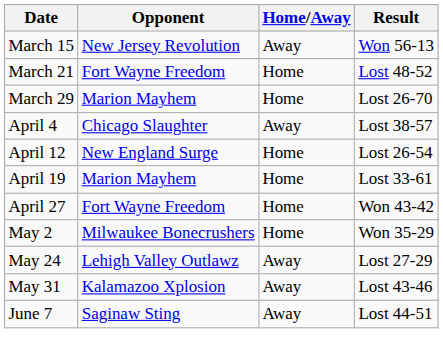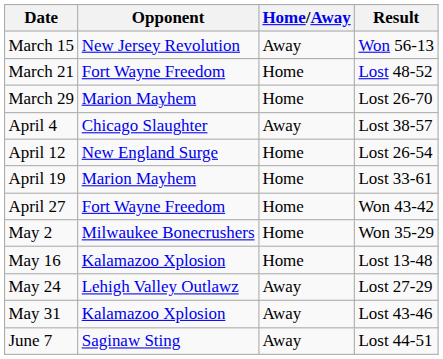+ row: (35, 260)
